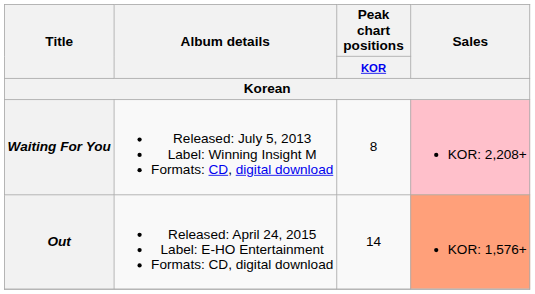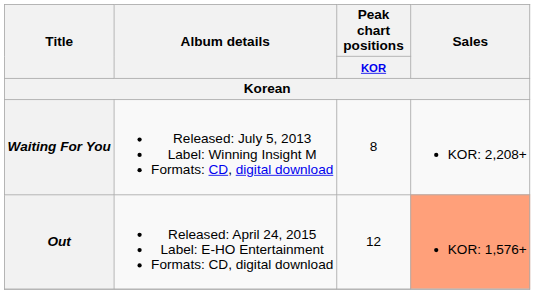(470, 155) pink background -> (470, 155) no background
(374, 241) 14 -> (374, 241) 12
